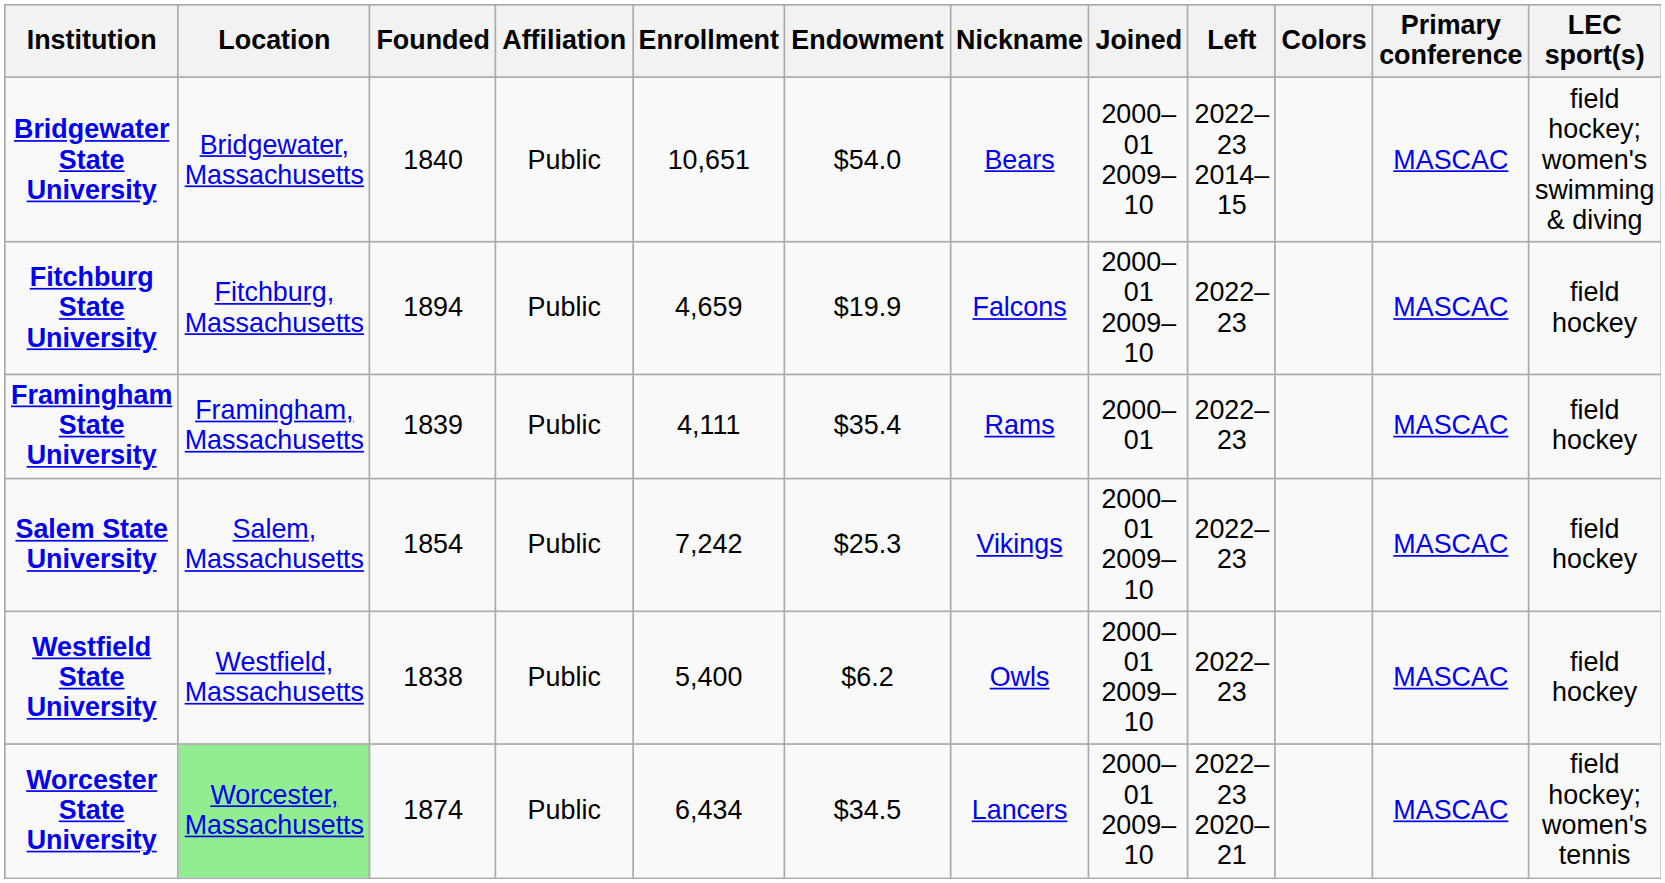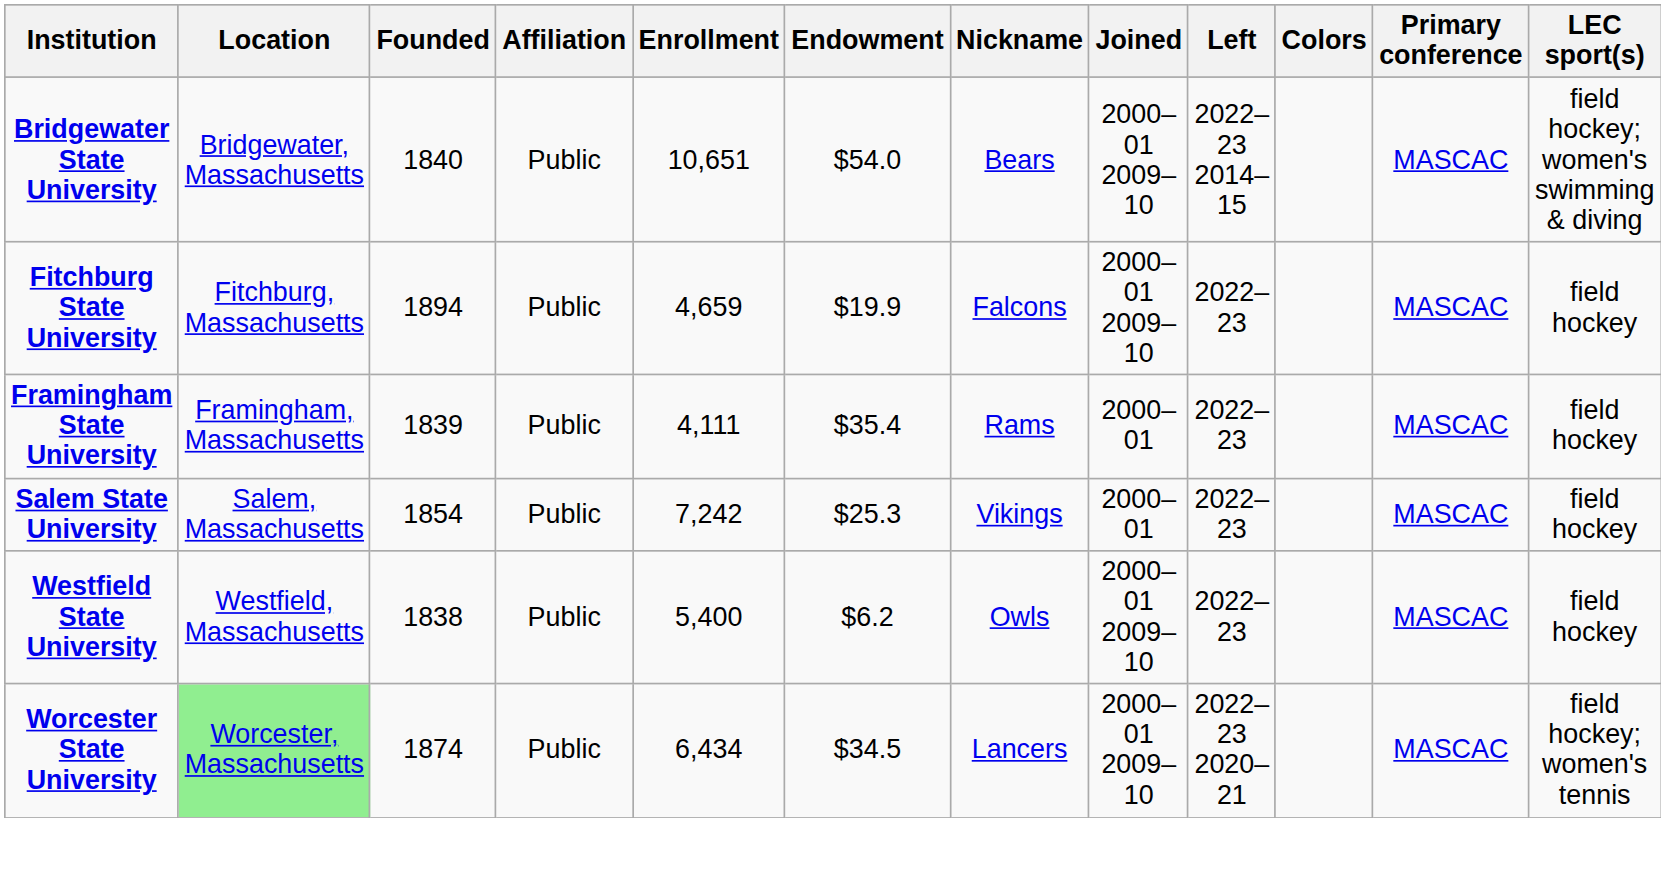(1139, 544) 2000–01 2009–10 -> (1139, 513) 2000–01
